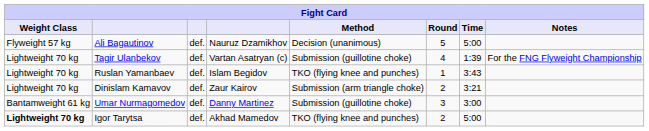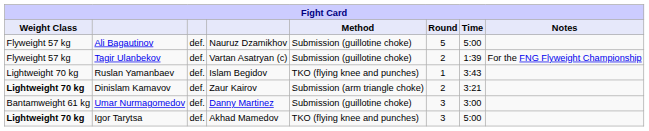(336, 42) Decision (unanimous) -> (352, 42) Submission (guillotine choke)
(42, 57) Lightweight 70 kg -> (39, 57) Flyweight 57 kg
(443, 57) 4 -> (443, 57) 2
(42, 88) normal -> (45, 88) bold
(443, 118) 2 -> (443, 118) 3
